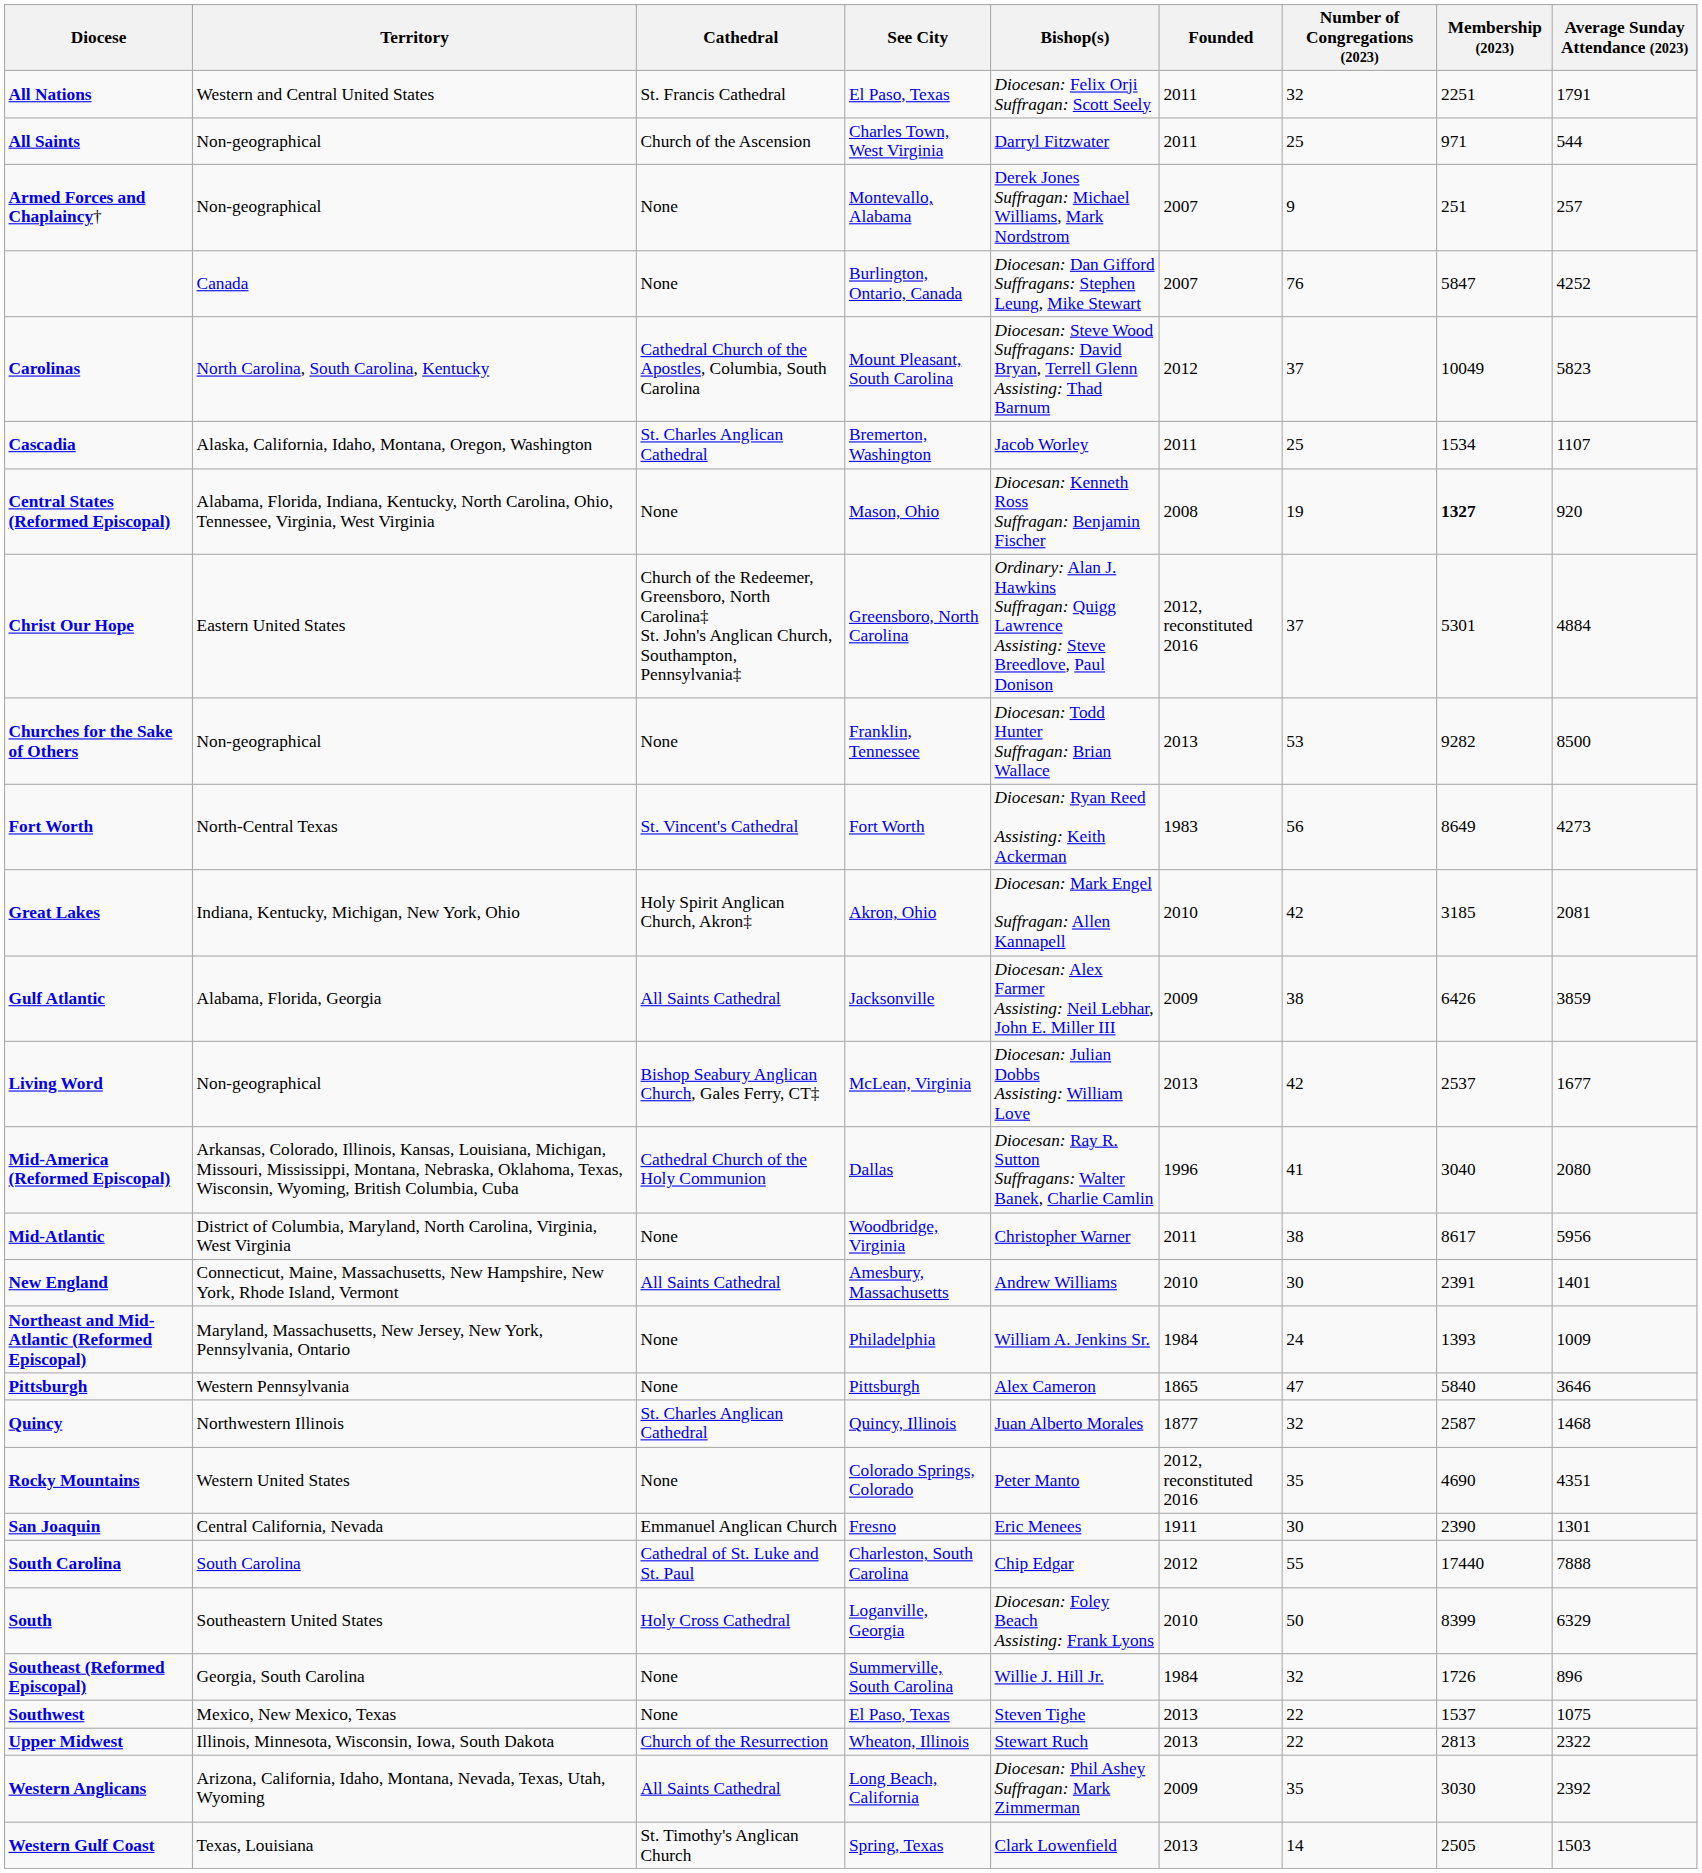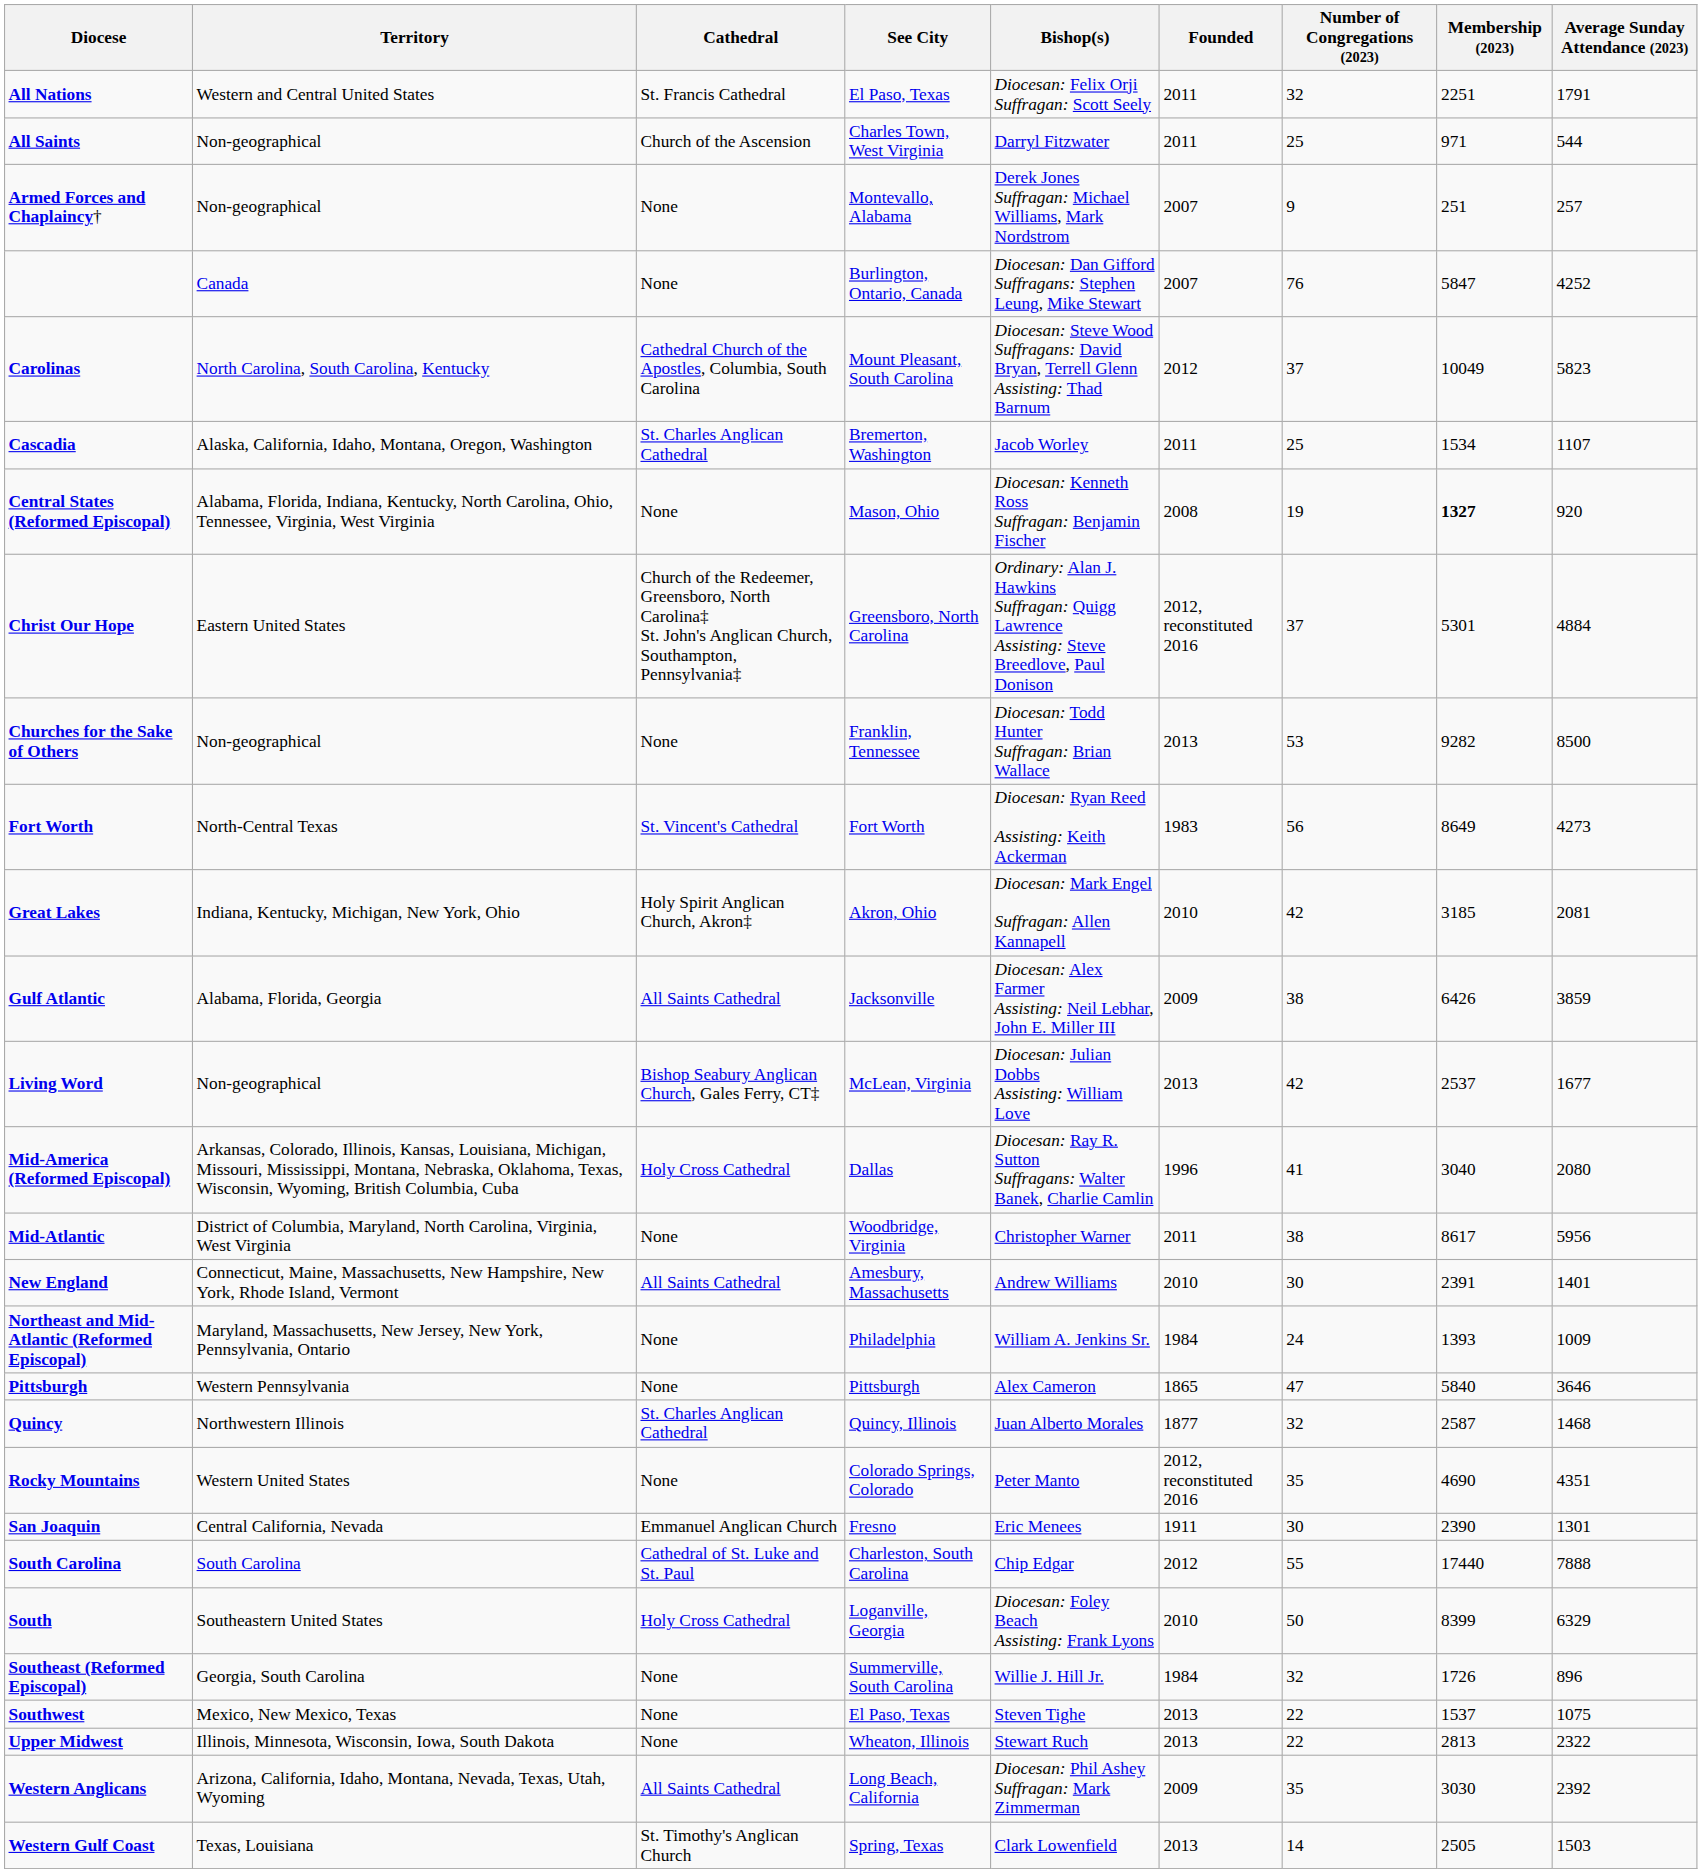(724, 1169) Cathedral Church of the Holy Communion -> (715, 1169) Holy Cross Cathedral
(734, 1741) Church of the Resurrection -> (659, 1741) None
